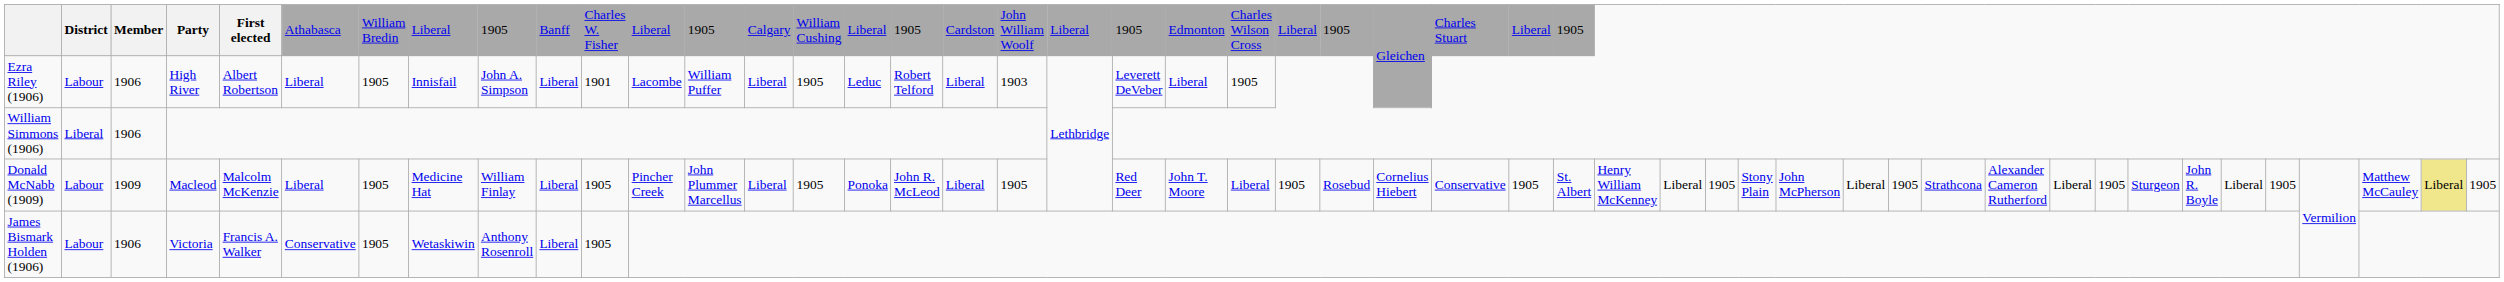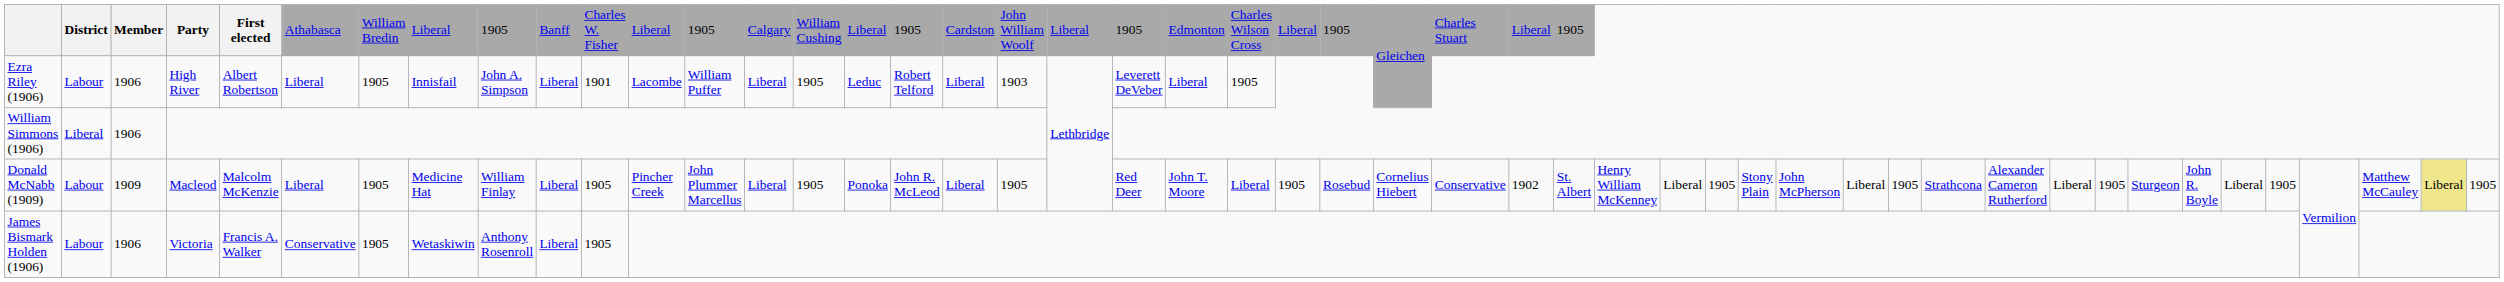(1525, 184) 1905 -> (1525, 184) 1902
